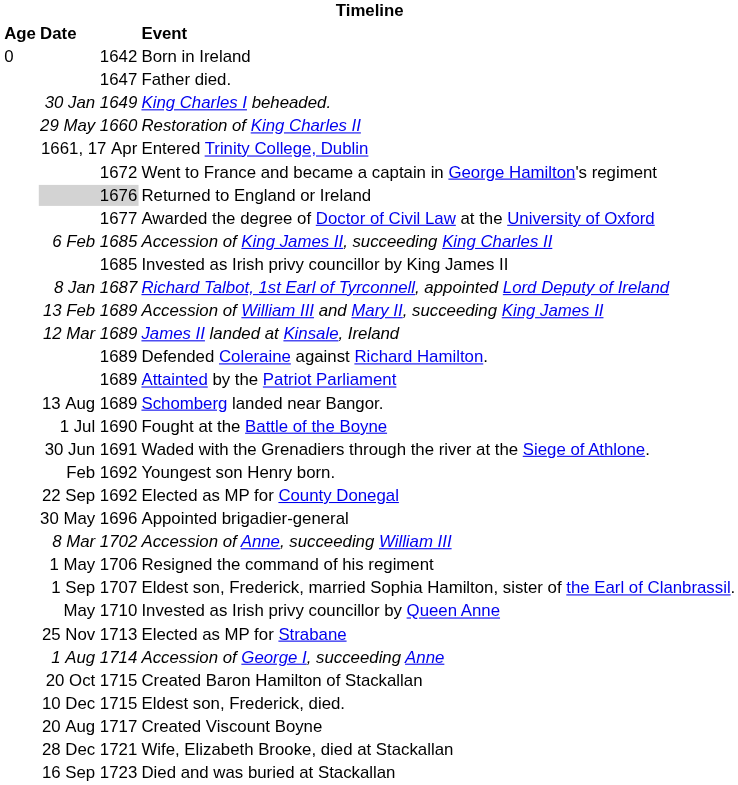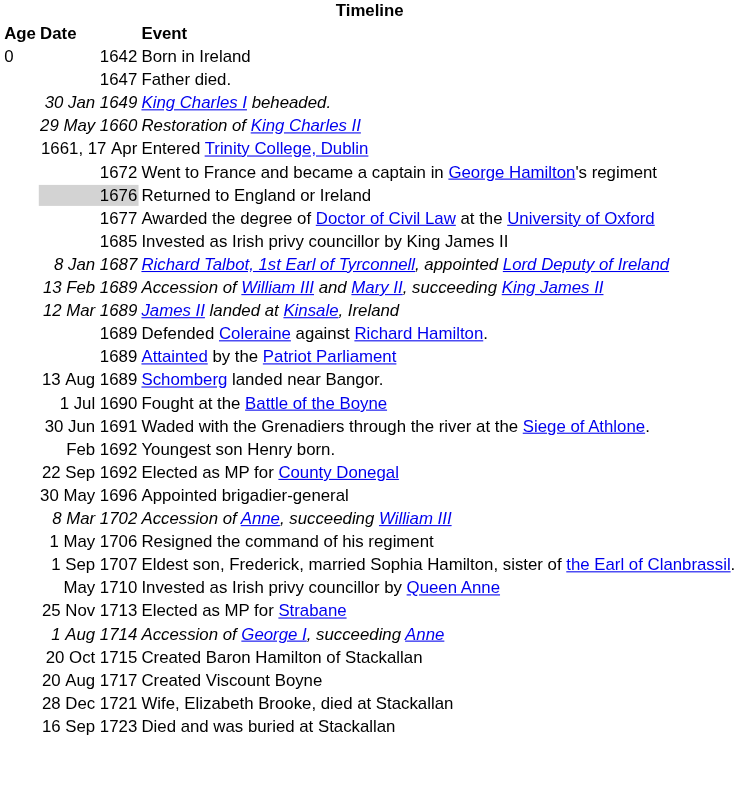- row: (347, 241)
- row: (243, 703)
